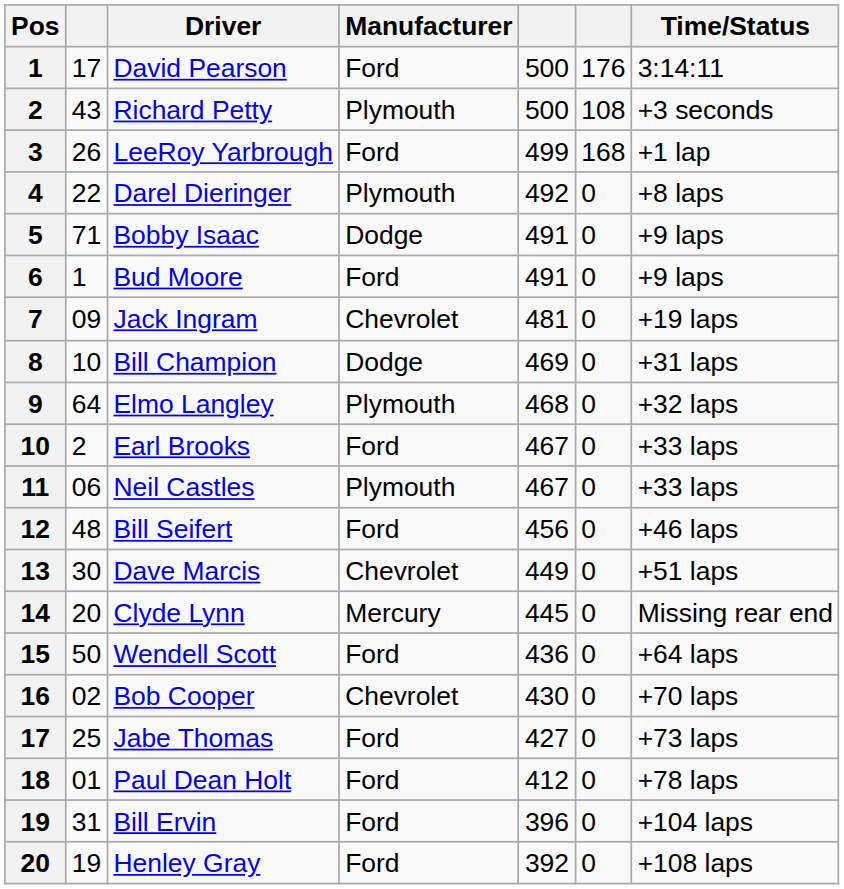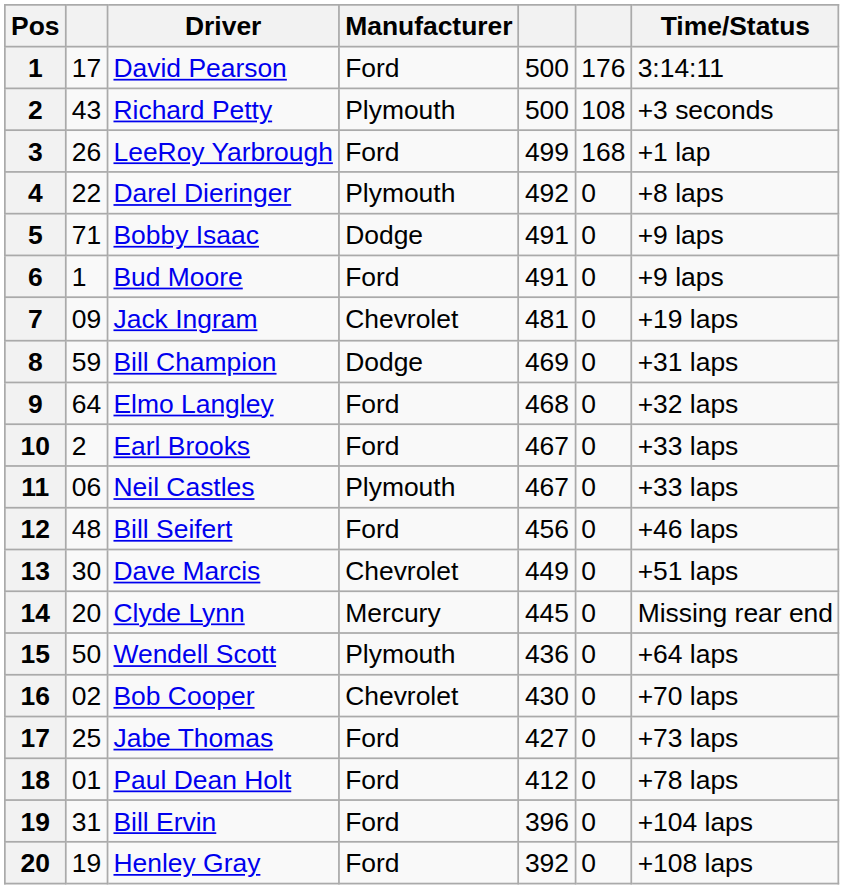(86, 361) 10 -> (86, 361) 59
(400, 403) Plymouth -> (372, 403) Ford
(372, 654) Ford -> (400, 654) Plymouth
